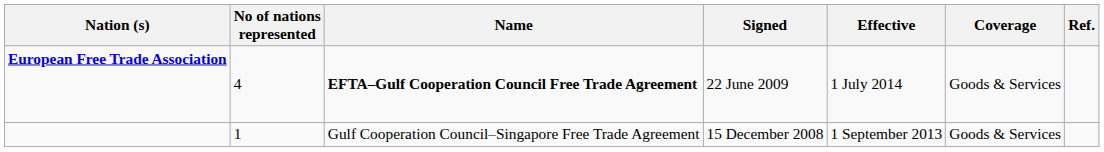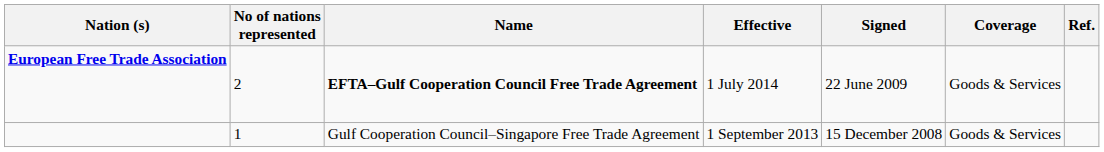columns swapped: (765, 25) <-> (886, 25)
(238, 84) 4 -> (238, 84) 2
